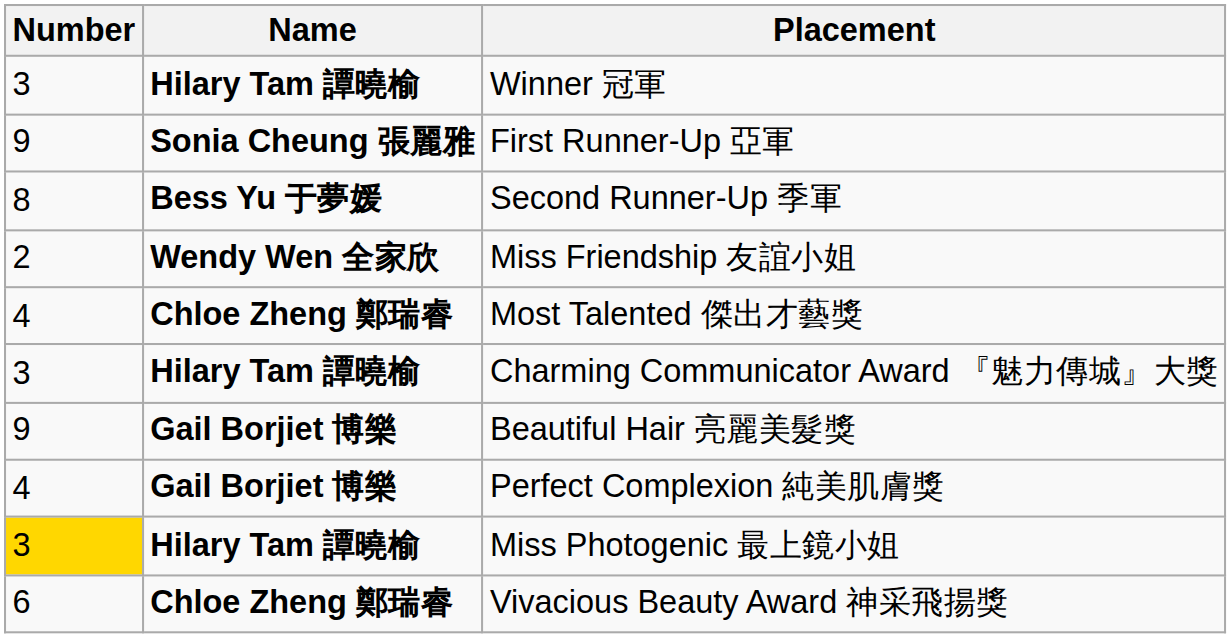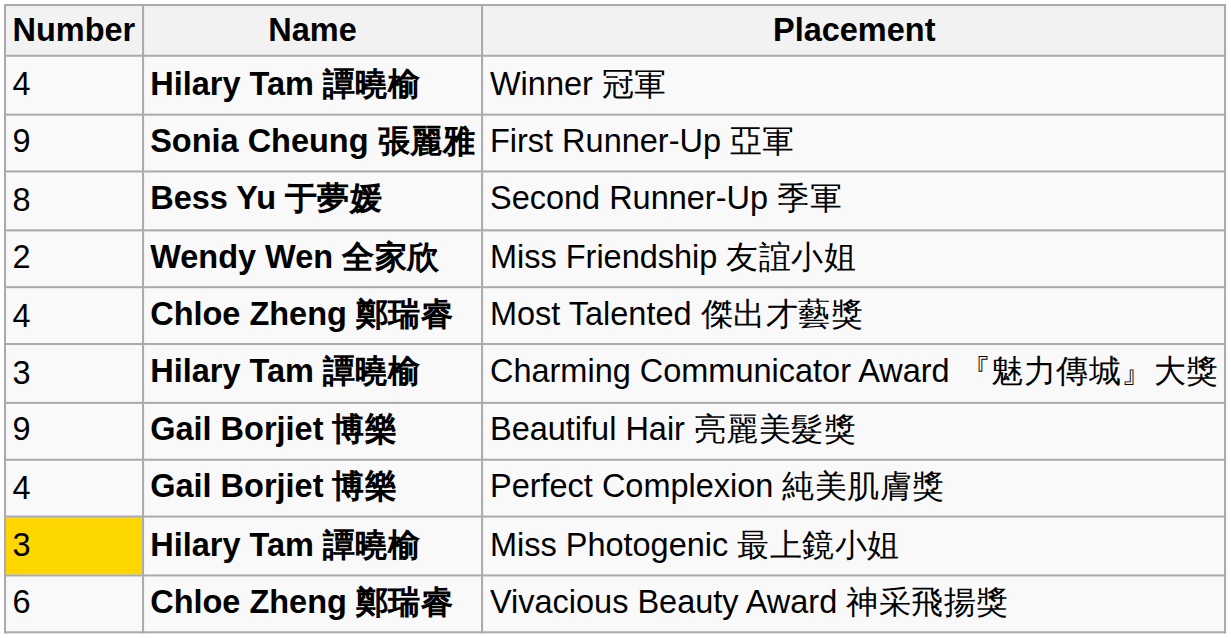(22, 84) 3 -> (22, 84) 4
